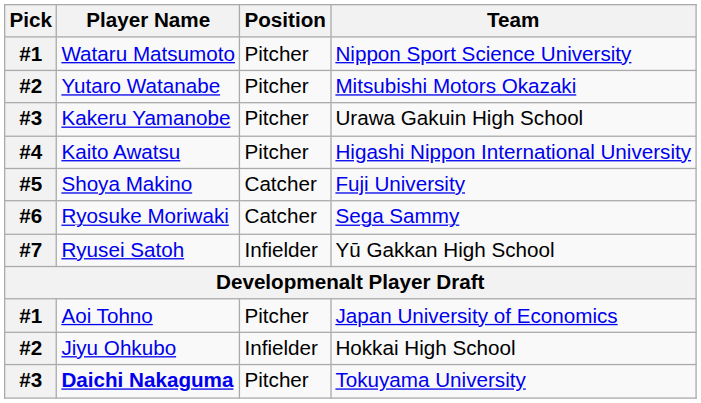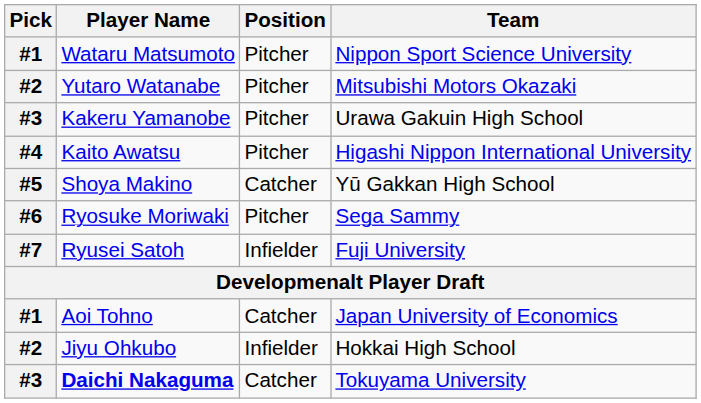(400, 184) Fuji University -> (445, 184) Yū Gakkan High School
(281, 217) Catcher -> (277, 217) Pitcher
(445, 250) Yū Gakkan High School -> (400, 250) Fuji University
(277, 315) Pitcher -> (281, 315) Catcher
(277, 380) Pitcher -> (281, 380) Catcher
